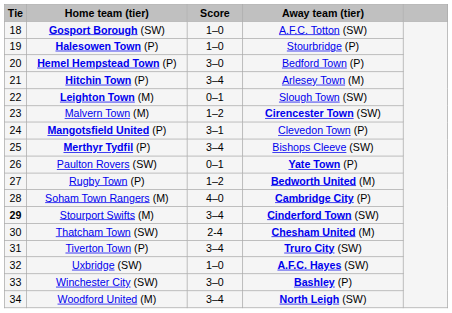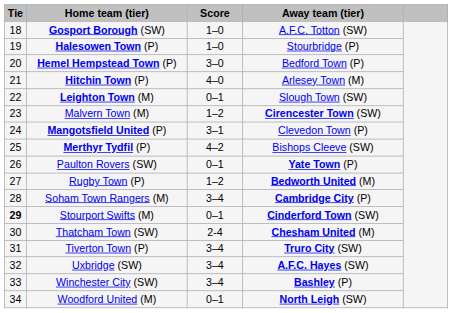(215, 81) 3–4 -> (215, 81) 4–0
(215, 148) 3–4 -> (215, 148) 4–2
(215, 198) 4–0 -> (215, 198) 3–4
(215, 215) 3–4 -> (215, 215) 0–1
(215, 266) 1–0 -> (215, 266) 3–4
(215, 283) 3–0 -> (215, 283) 3–4
(215, 299) 3–4 -> (215, 299) 0–1
